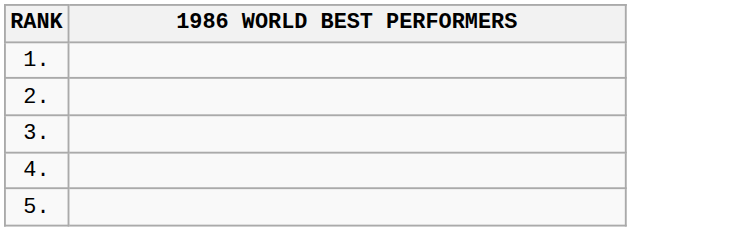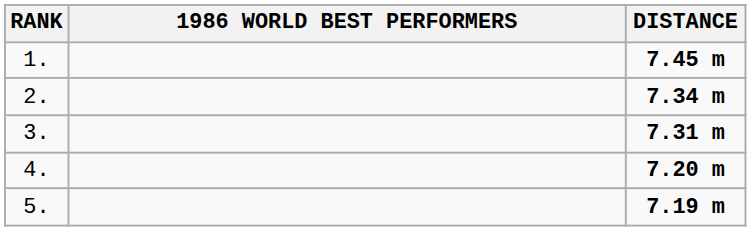+ column: (686, 23)
